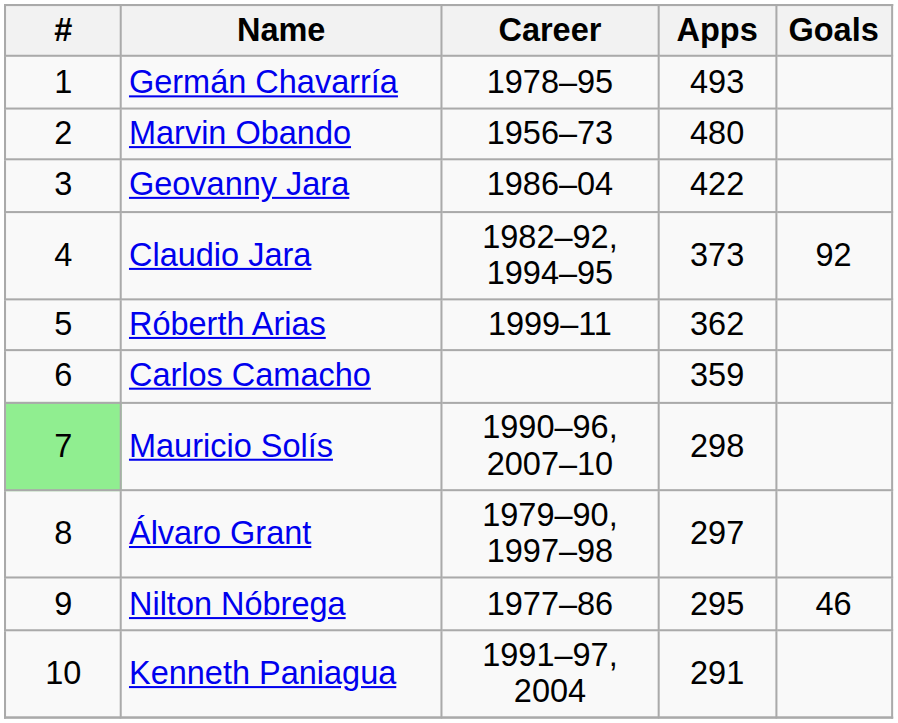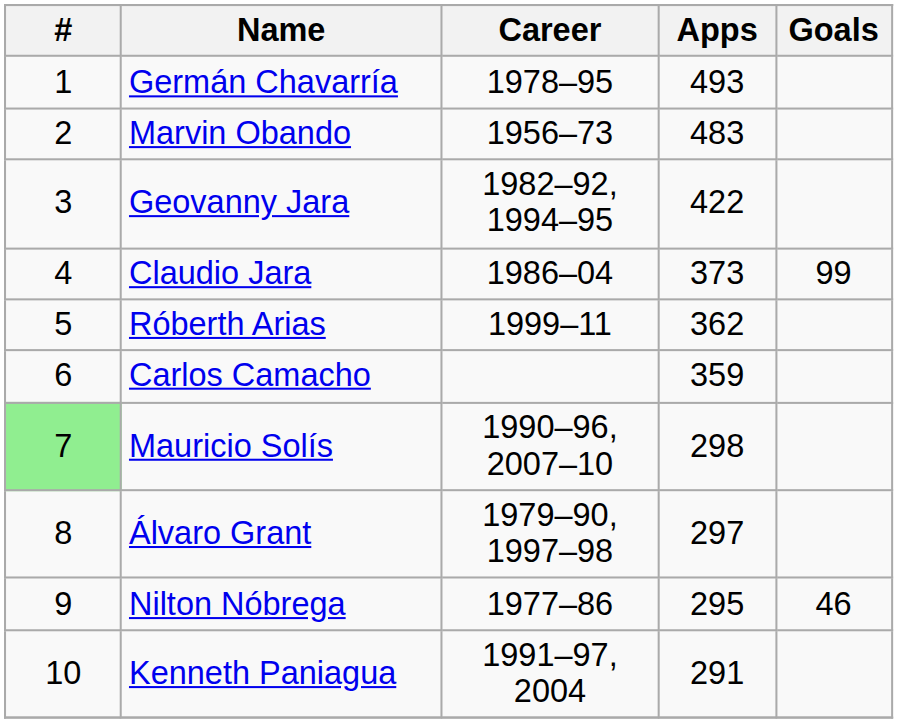(717, 133) 480 -> (717, 133) 483
(550, 184) 1986–04 -> (550, 203) 1982–92, 1994–95
(550, 254) 1982–92, 1994–95 -> (550, 272) 1986–04
(834, 254) 92 -> (834, 272) 99
